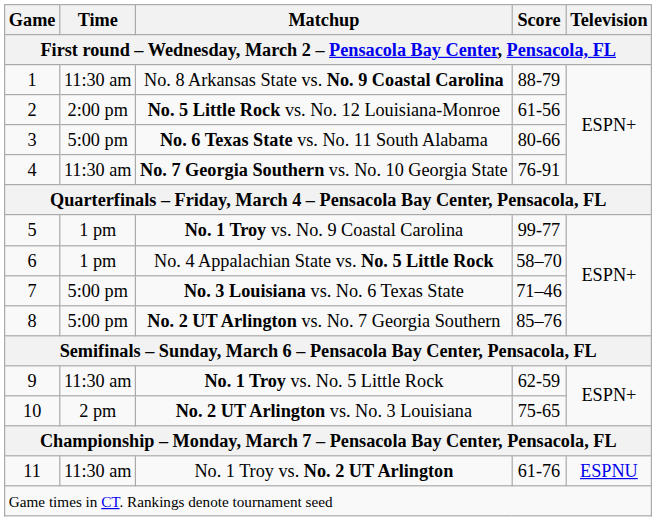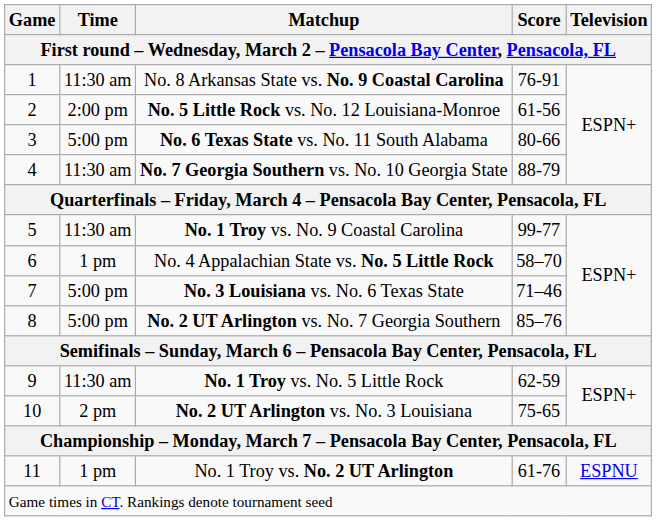(539, 79) 88-79 -> (539, 79) 76-91
(539, 170) 76-91 -> (539, 170) 88-79
(98, 230) 1 pm -> (98, 230) 11:30 am
(98, 470) 11:30 am -> (98, 470) 1 pm
